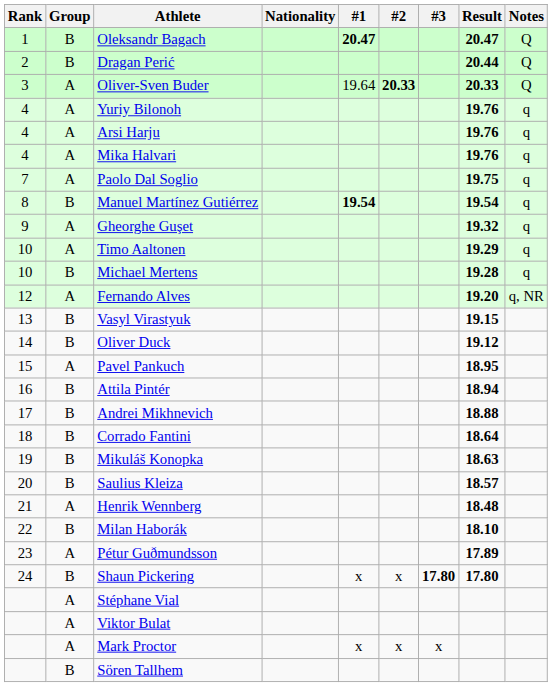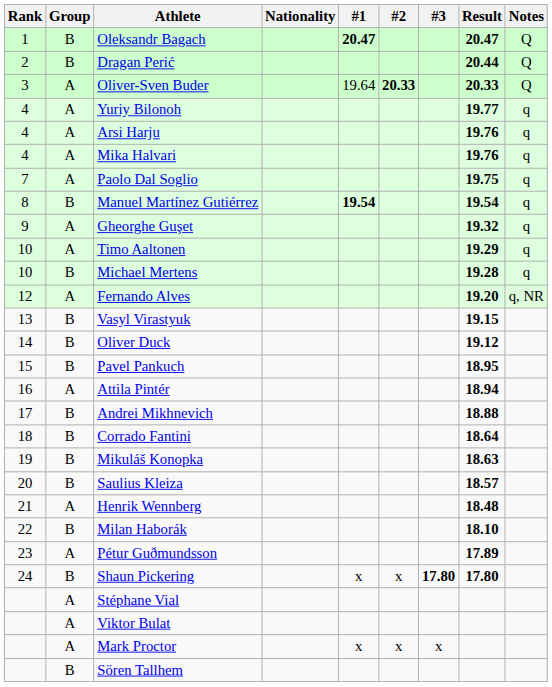(482, 109) 19.76 -> (482, 109) 19.77
(70, 366) A -> (70, 366) B
(70, 389) B -> (70, 389) A
